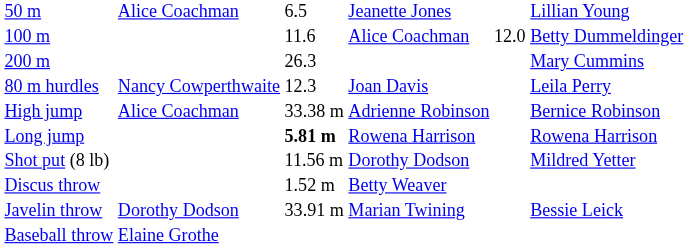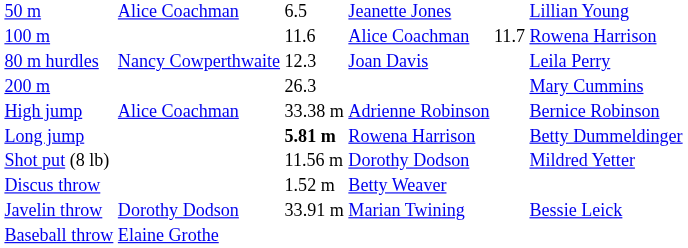(510, 36) 12.0 -> (509, 36) 11.7
(607, 36) Betty Dummeldinger -> (593, 36) Rowena Harrison
rows swapped: (27, 61) <-> (52, 86)
(594, 135) Rowena Harrison -> (606, 135) Betty Dummeldinger
